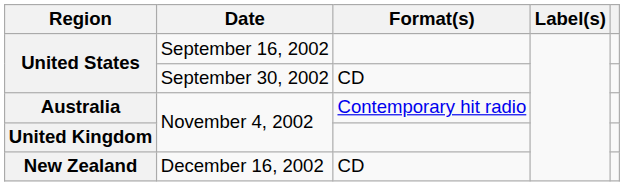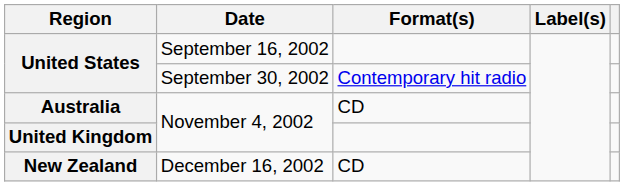(351, 78) CD -> (432, 78) Contemporary hit radio
(432, 107) Contemporary hit radio -> (351, 107) CD
